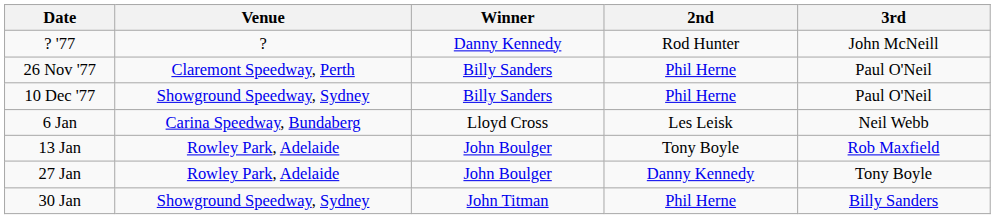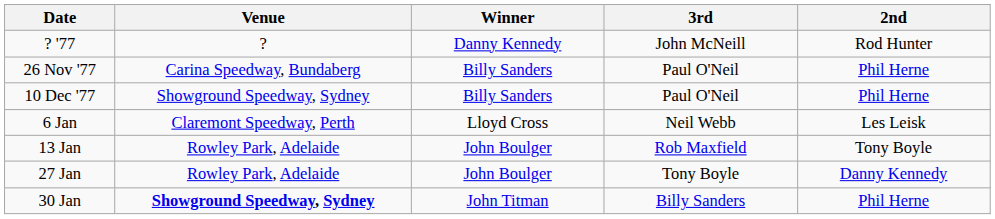columns swapped: (701, 17) <-> (894, 17)
(263, 69) Claremont Speedway, Perth -> (263, 69) Carina Speedway, Bundaberg
(263, 122) Carina Speedway, Bundaberg -> (263, 122) Claremont Speedway, Perth
(263, 200) normal -> (263, 200) bold
